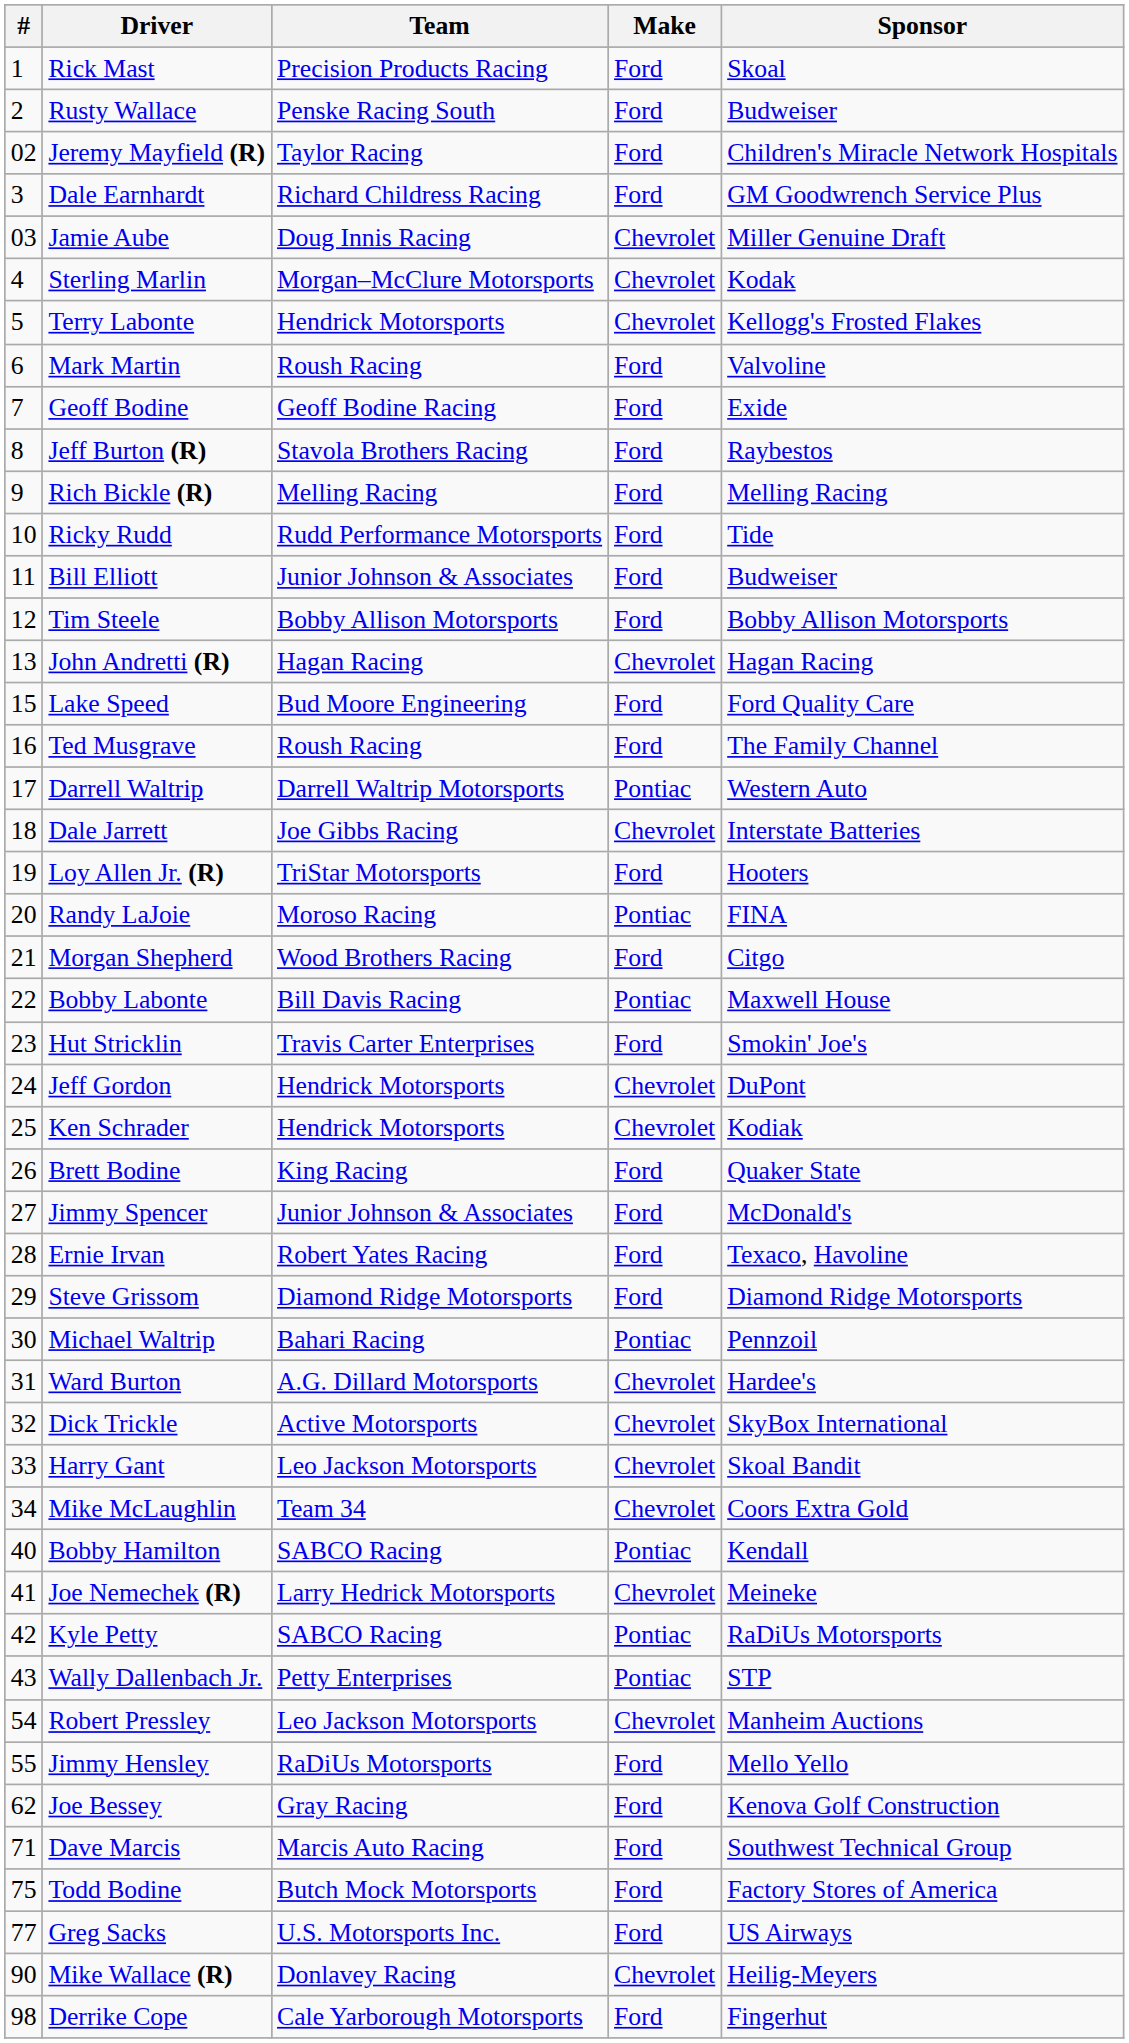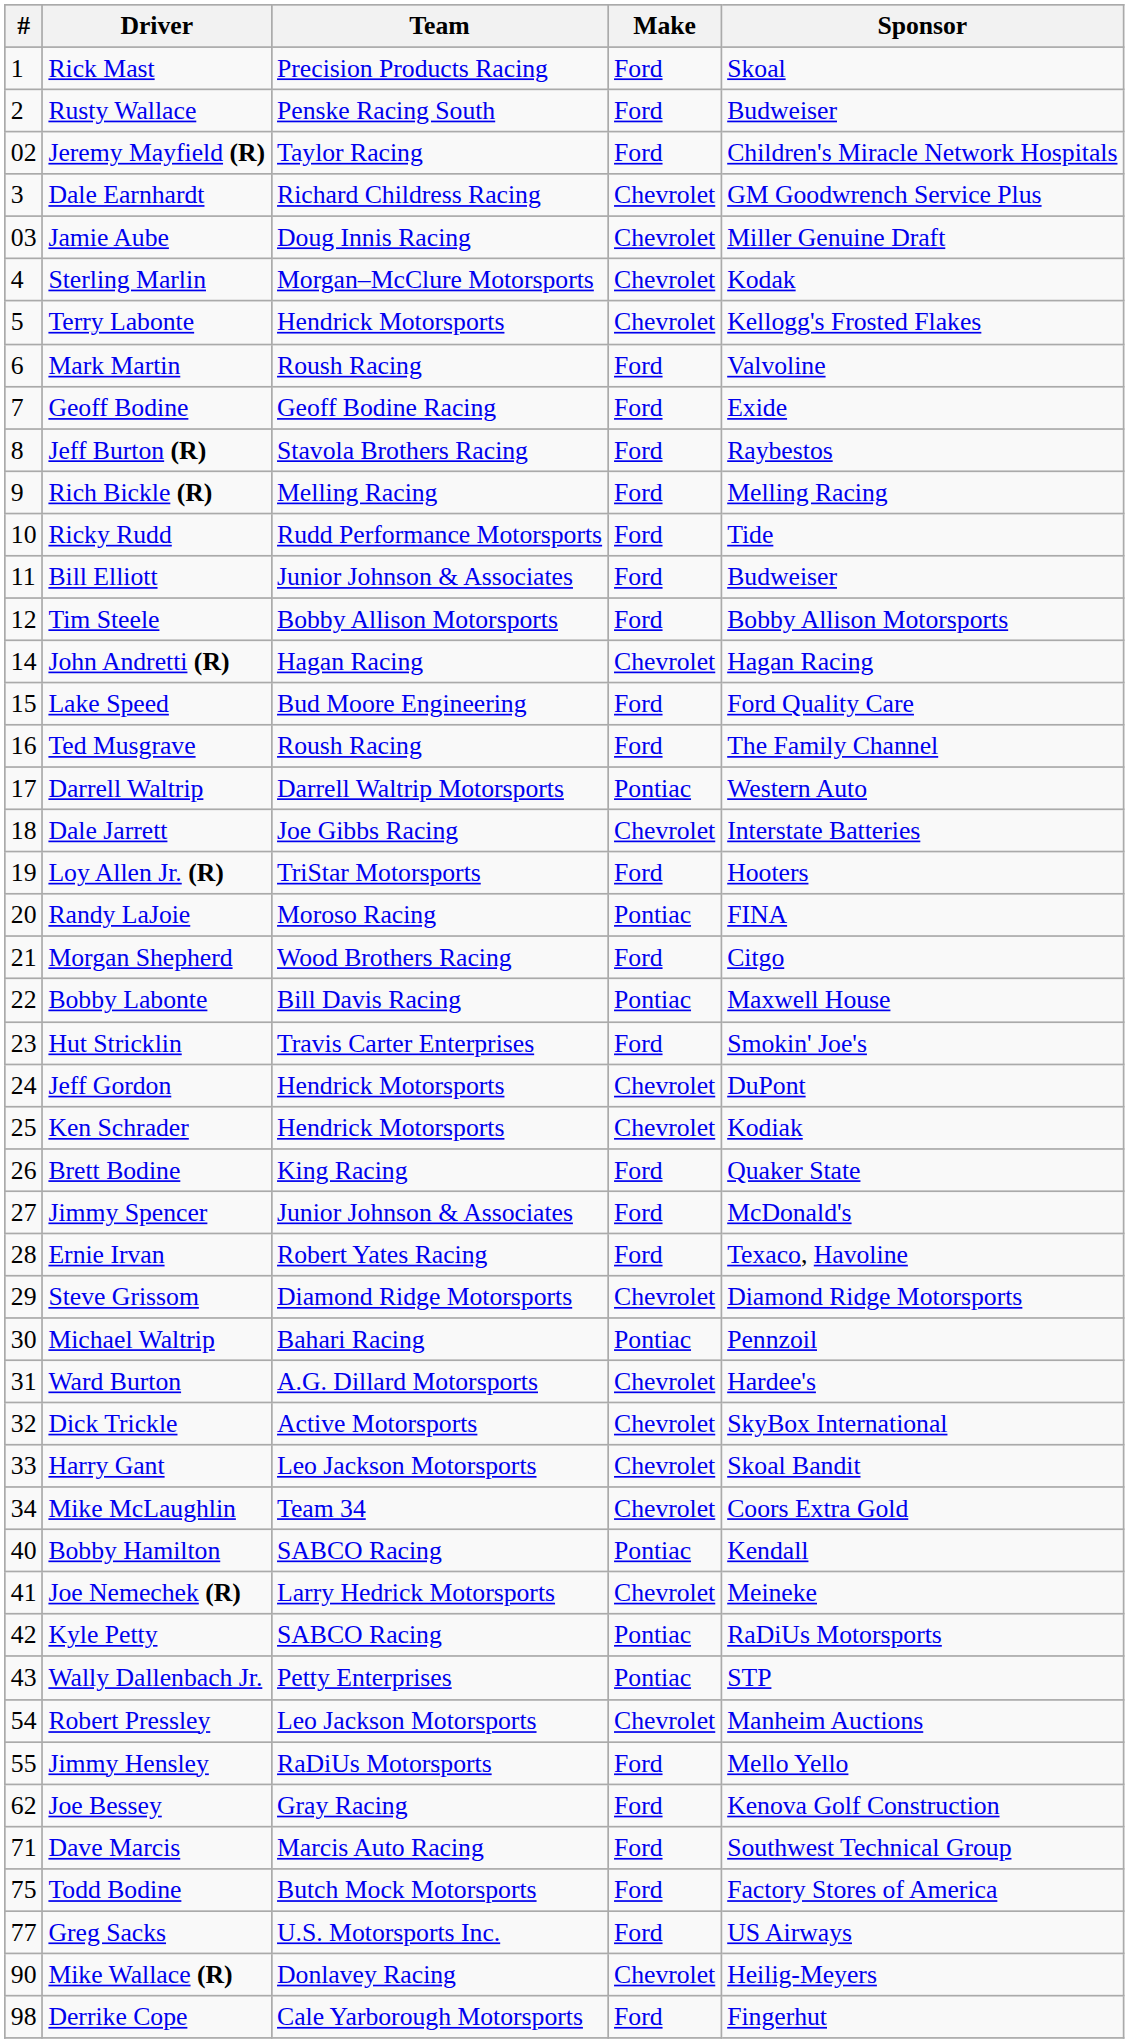(638, 195) Ford -> (665, 195) Chevrolet
(24, 661) 13 -> (24, 661) 14
(638, 1296) Ford -> (665, 1296) Chevrolet
